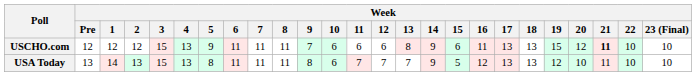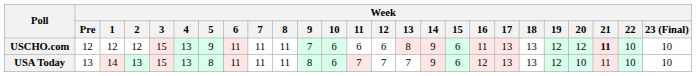(556, 46) 15 -> (556, 46) 12
(458, 63) 5 -> (458, 63) 6
